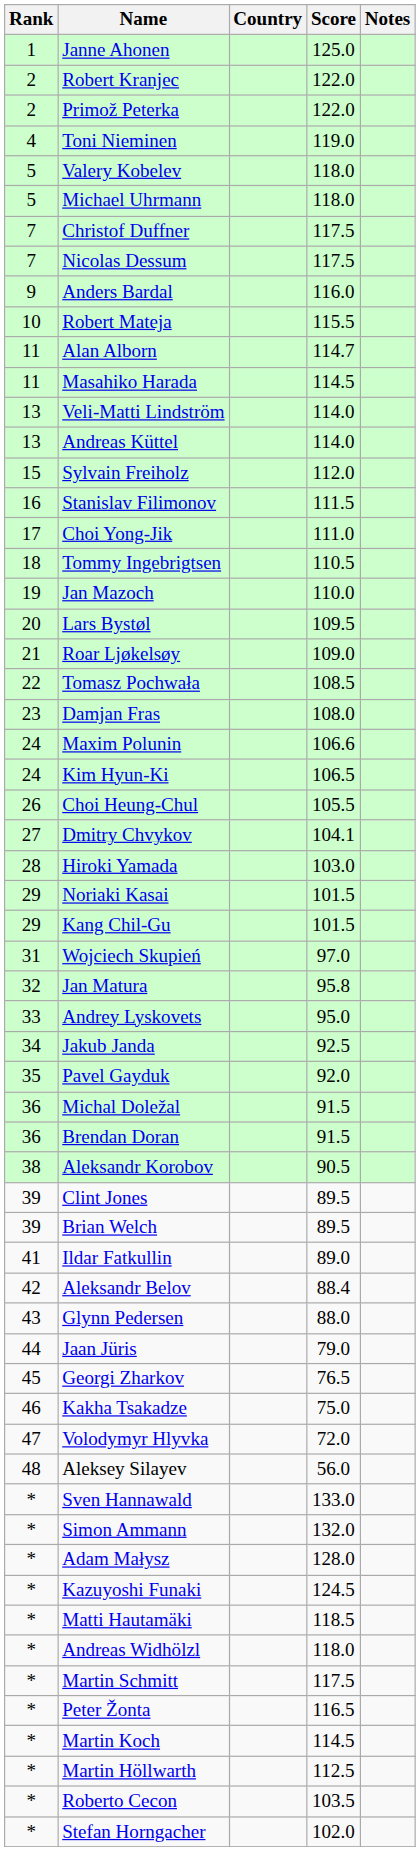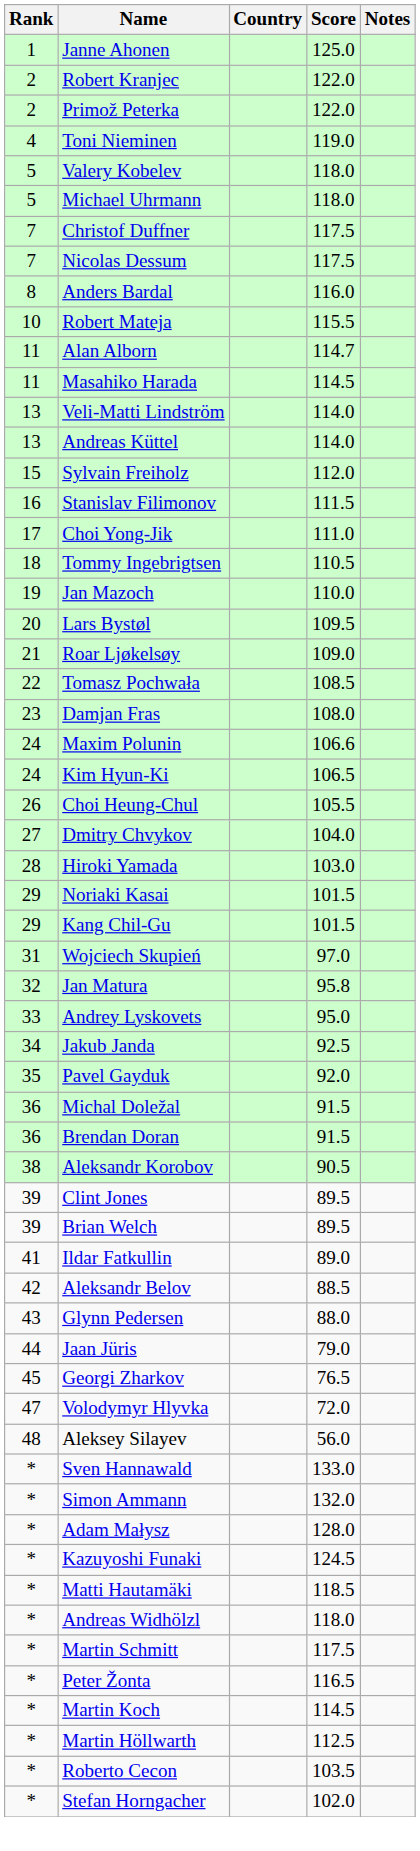(31, 291) 9 -> (31, 291) 8
(333, 834) 104.1 -> (333, 834) 104.0
(333, 1287) 88.4 -> (333, 1287) 88.5
- row: (125, 1408)
